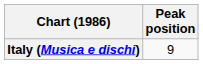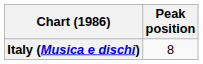(170, 49) 9 -> (170, 49) 8
